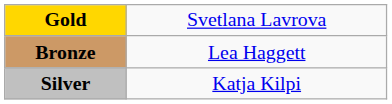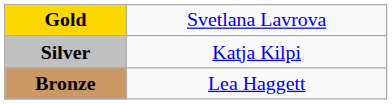rows swapped: (65, 83) <-> (65, 51)
